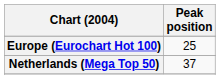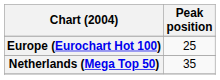(190, 64) 37 -> (190, 64) 35
